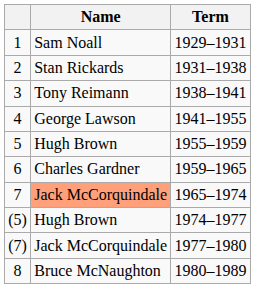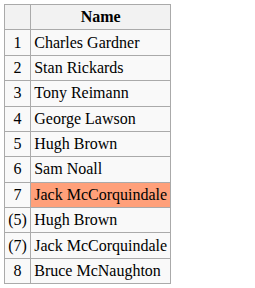- column: (210, 17)
(68, 42) Sam Noall -> (87, 42) Charles Gardner
(87, 169) Charles Gardner -> (68, 169) Sam Noall
